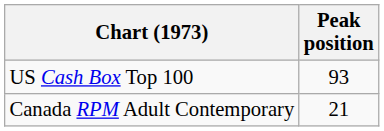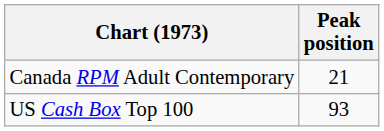rows swapped: (152, 109) <-> (101, 76)
